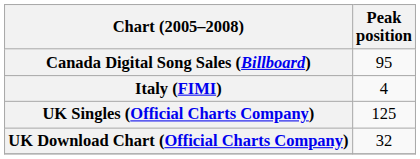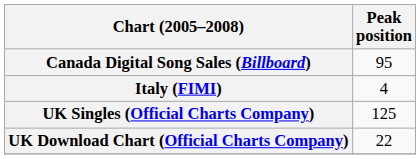(384, 140) 32 -> (384, 140) 22
